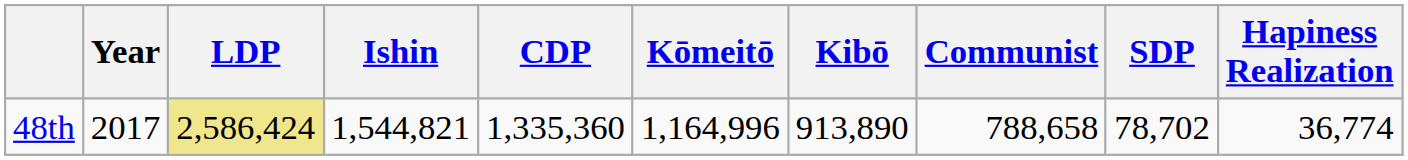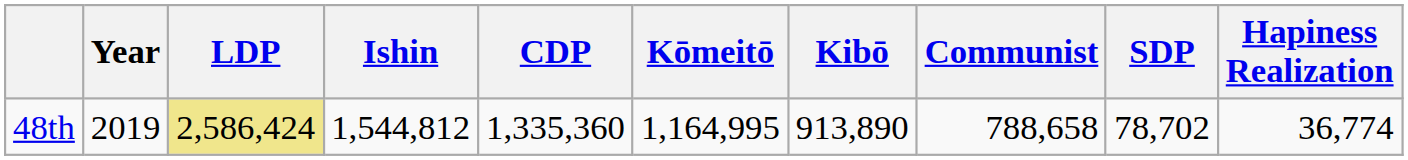(126, 126) 2017 -> (126, 126) 2019
(401, 126) 1,544,821 -> (401, 126) 1,544,812
(710, 126) 1,164,996 -> (710, 126) 1,164,995
